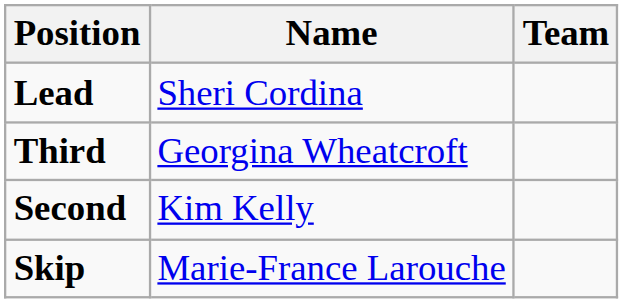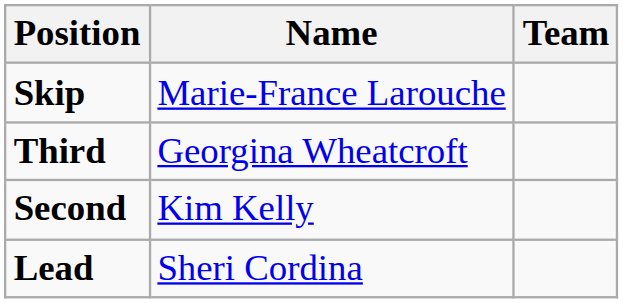rows swapped: (49, 267) <-> (54, 92)
